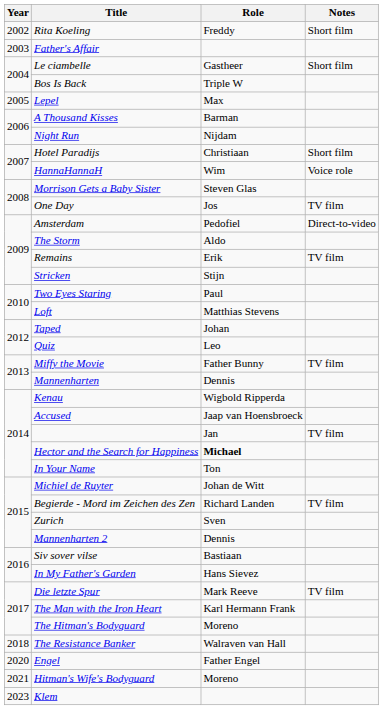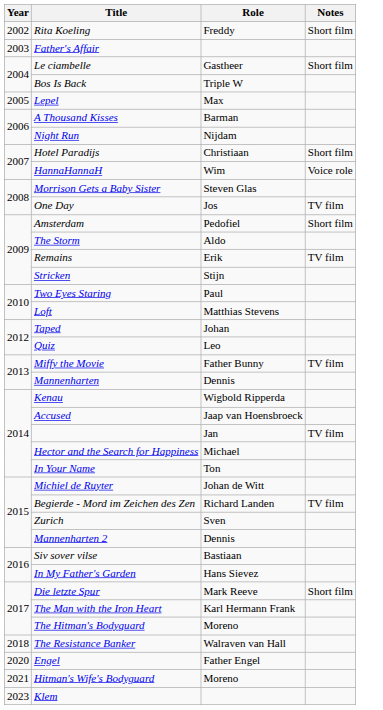(342, 223) Direct-to-video -> (330, 223) Short film
(222, 450) bold -> (221, 450) normal
(326, 591) TV film -> (330, 591) Short film
